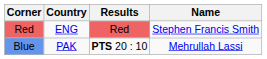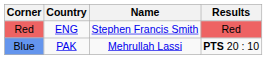columns swapped: (206, 12) <-> (119, 12)
